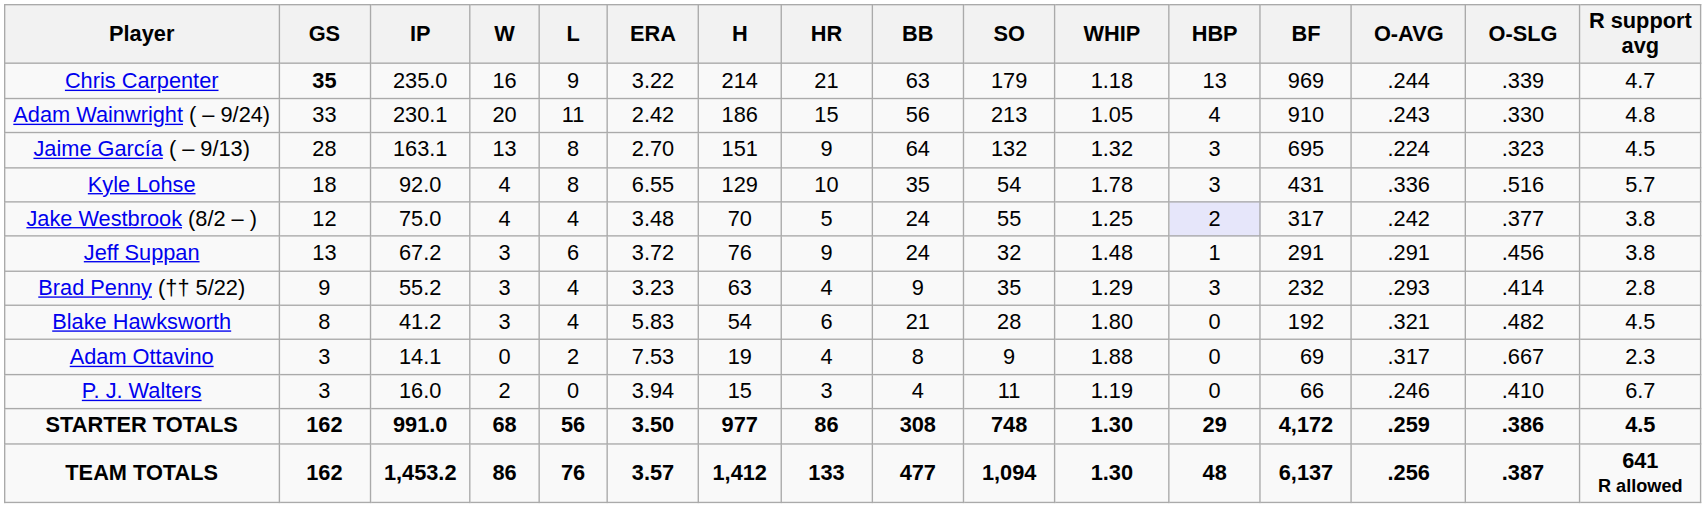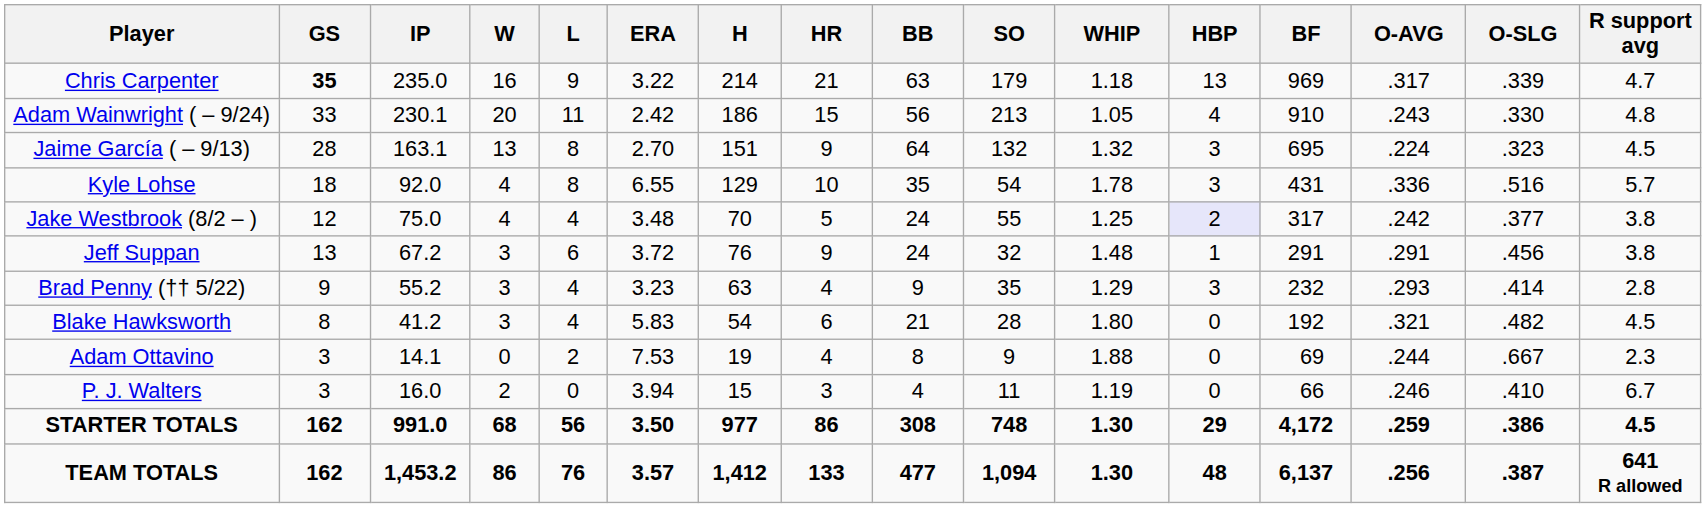(1409, 80) .244 -> (1409, 80) .317
(1409, 356) .317 -> (1409, 356) .244
